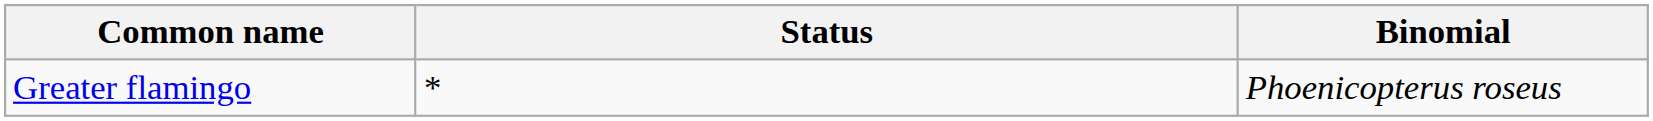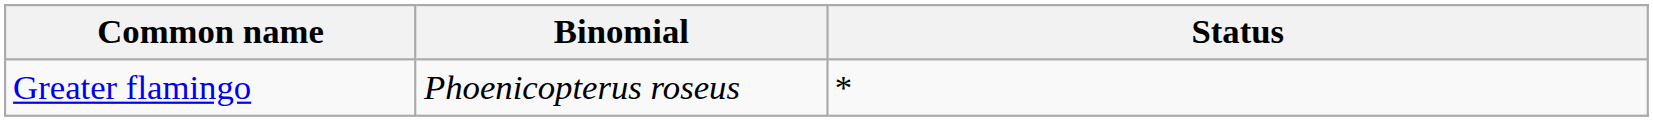columns swapped: (1443, 32) <-> (827, 32)
